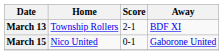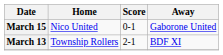rows swapped: (26, 27) <-> (26, 42)
